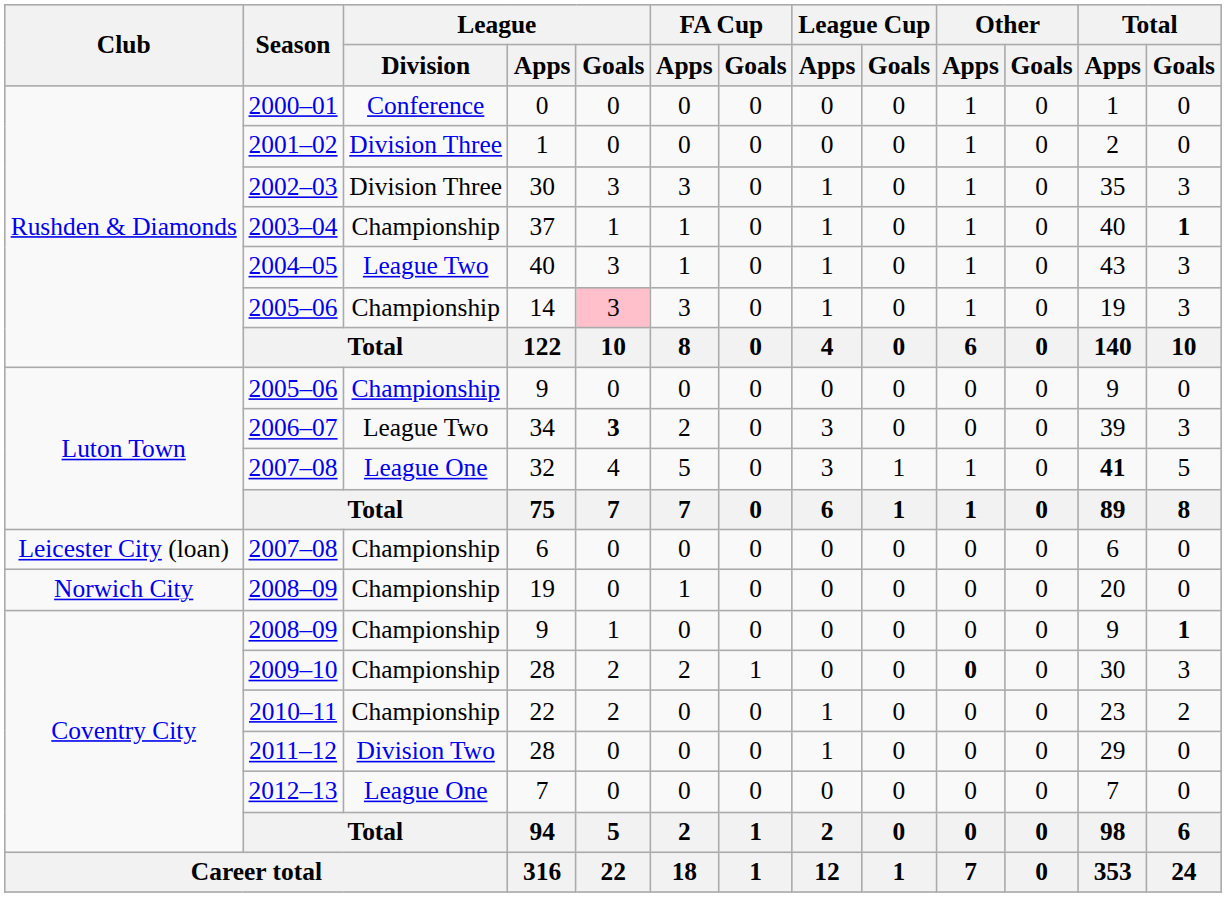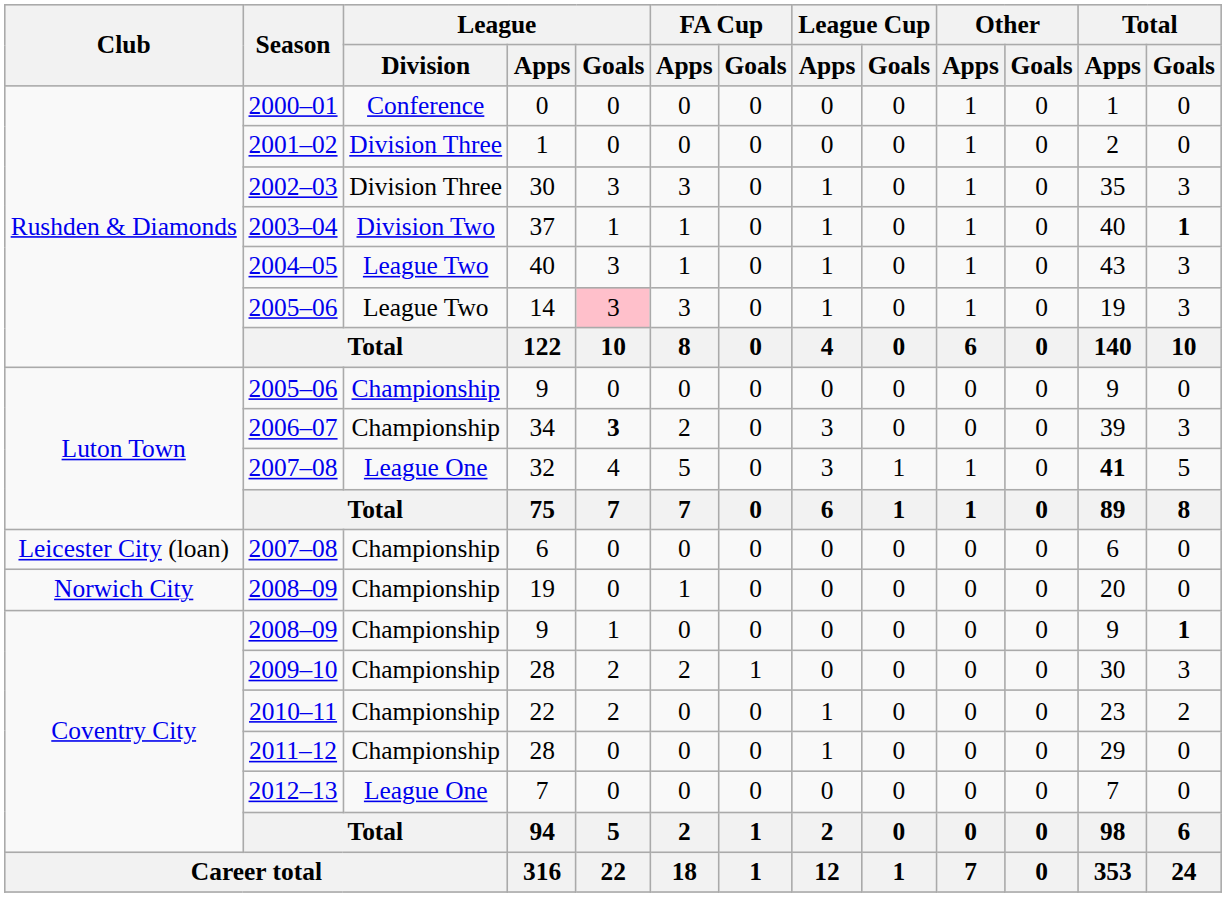(426, 226) Championship -> (426, 226) Division Two
(426, 307) Championship -> (426, 307) League Two
(426, 428) League Two -> (426, 428) Championship
(970, 670) bold -> (970, 670) normal
(426, 750) Division Two -> (426, 750) Championship
